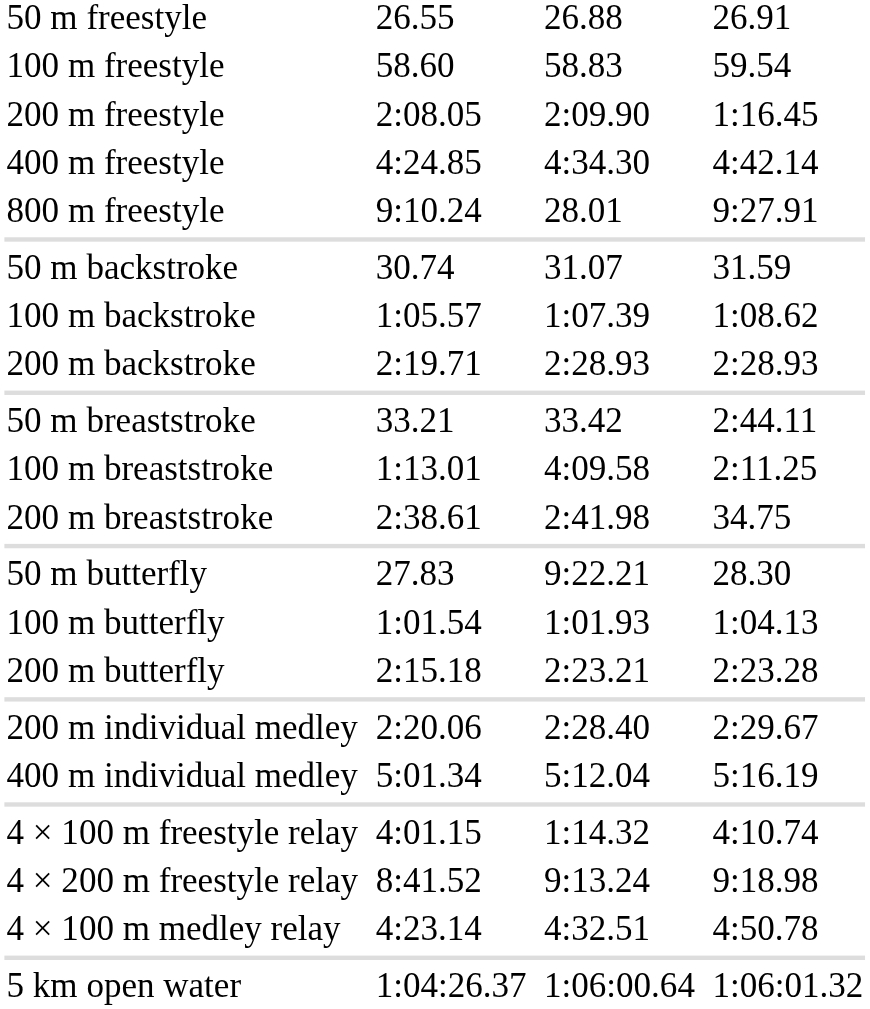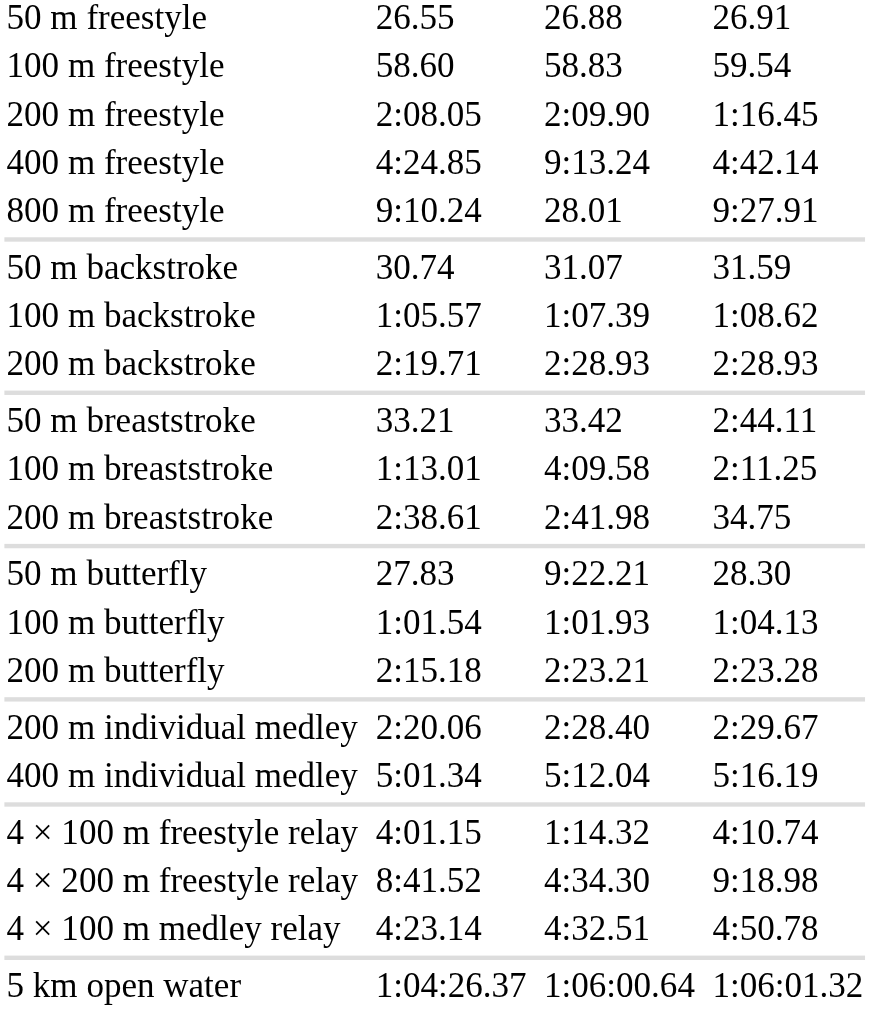(597, 162) 4:34.30 -> (597, 162) 9:13.24
(597, 880) 9:13.24 -> (597, 880) 4:34.30
